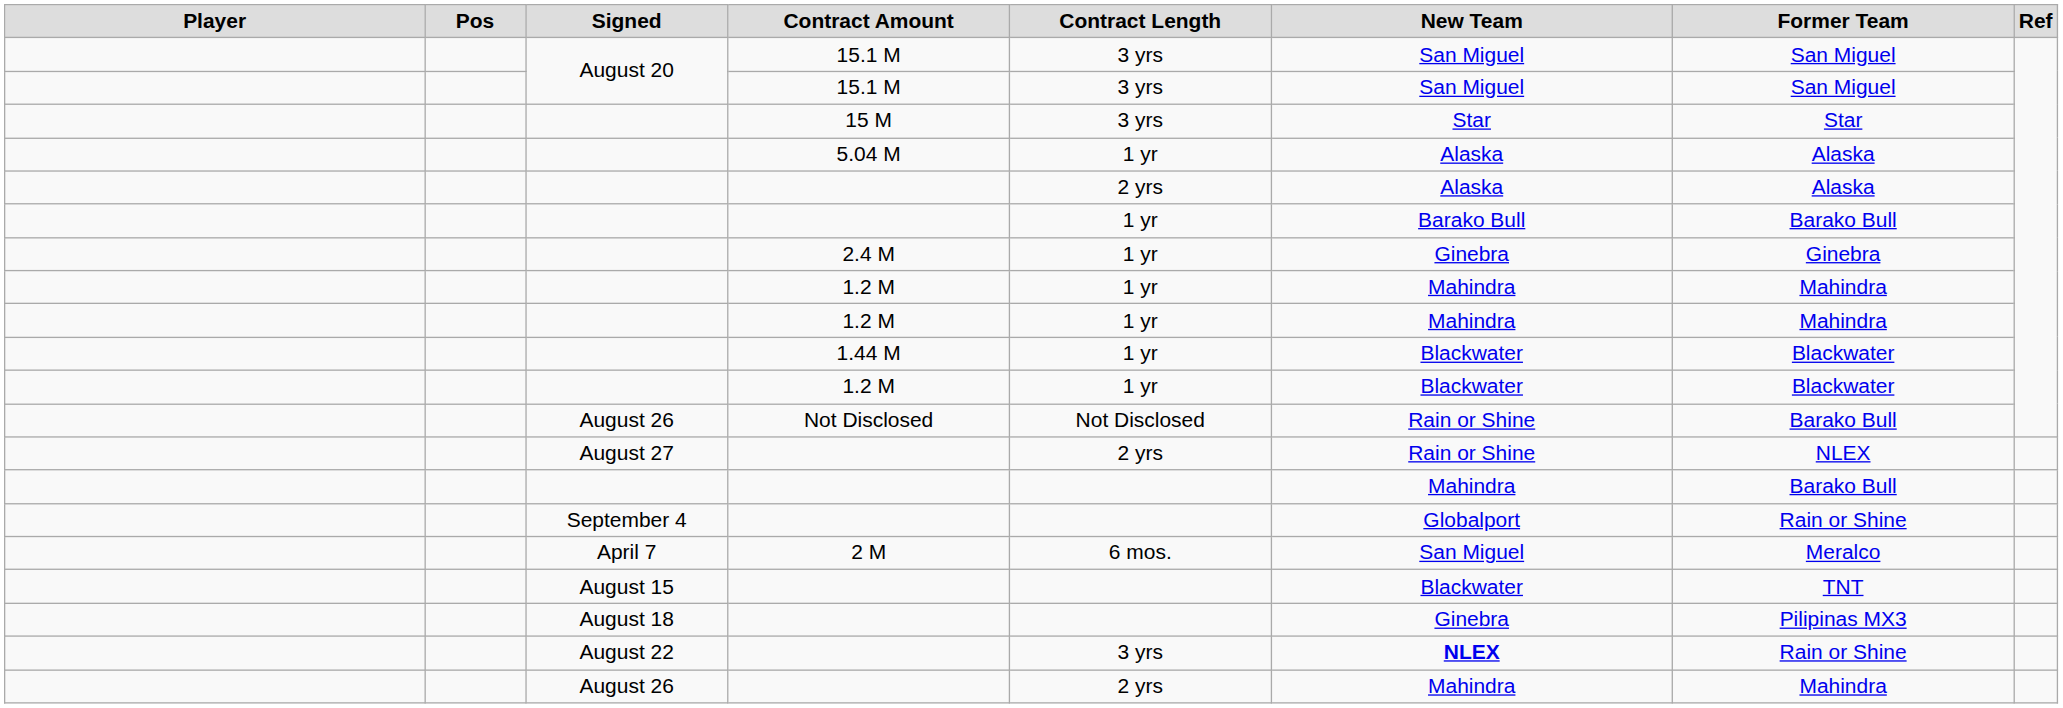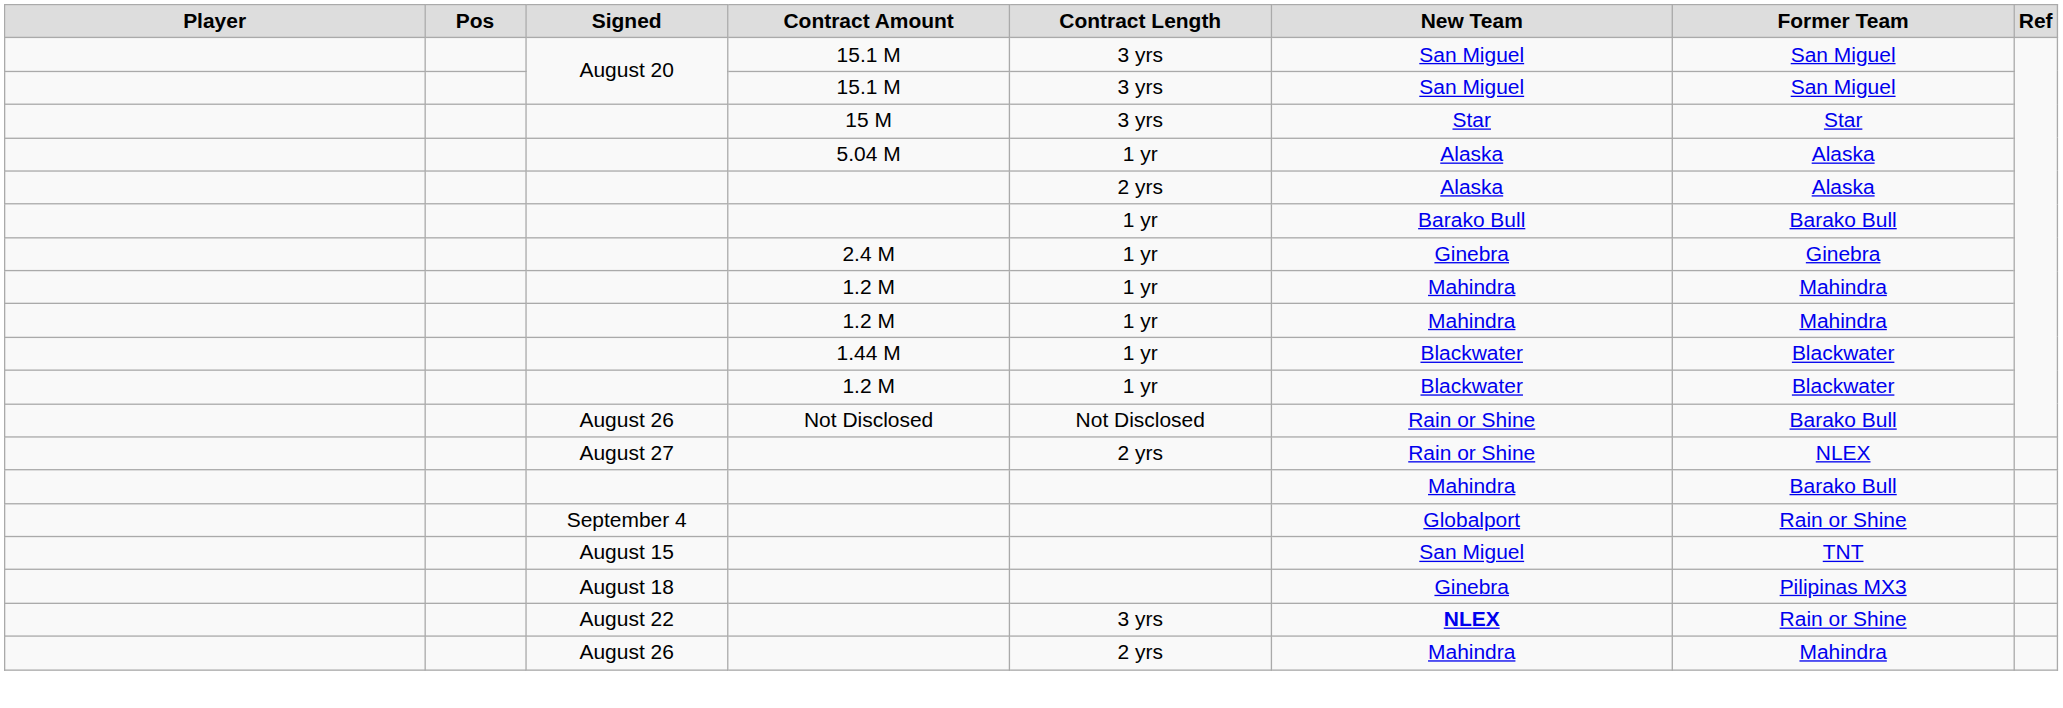- row: (627, 552)
(1472, 586) Blackwater -> (1472, 552) San Miguel
